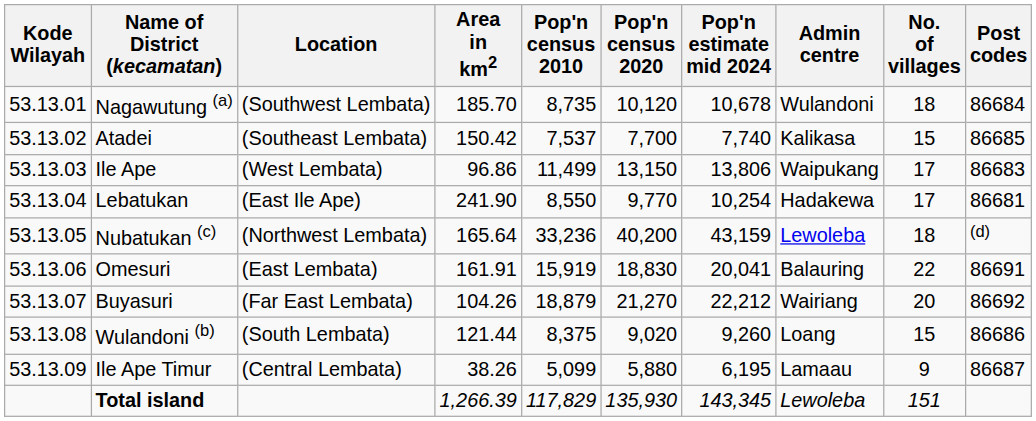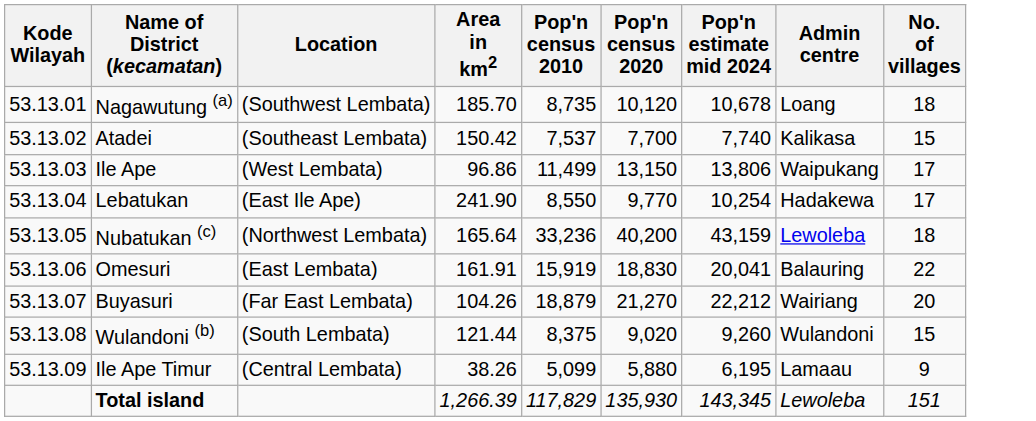- column: (999, 45)
(827, 104) Wulandoni -> (808, 104) Loang
(808, 335) Loang -> (827, 335) Wulandoni
